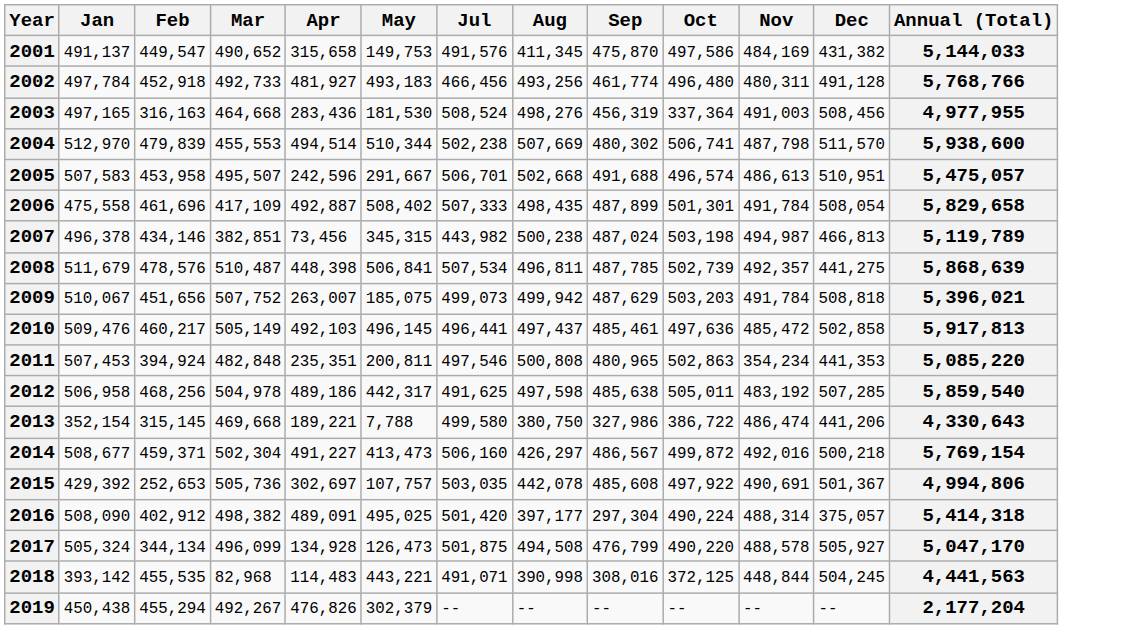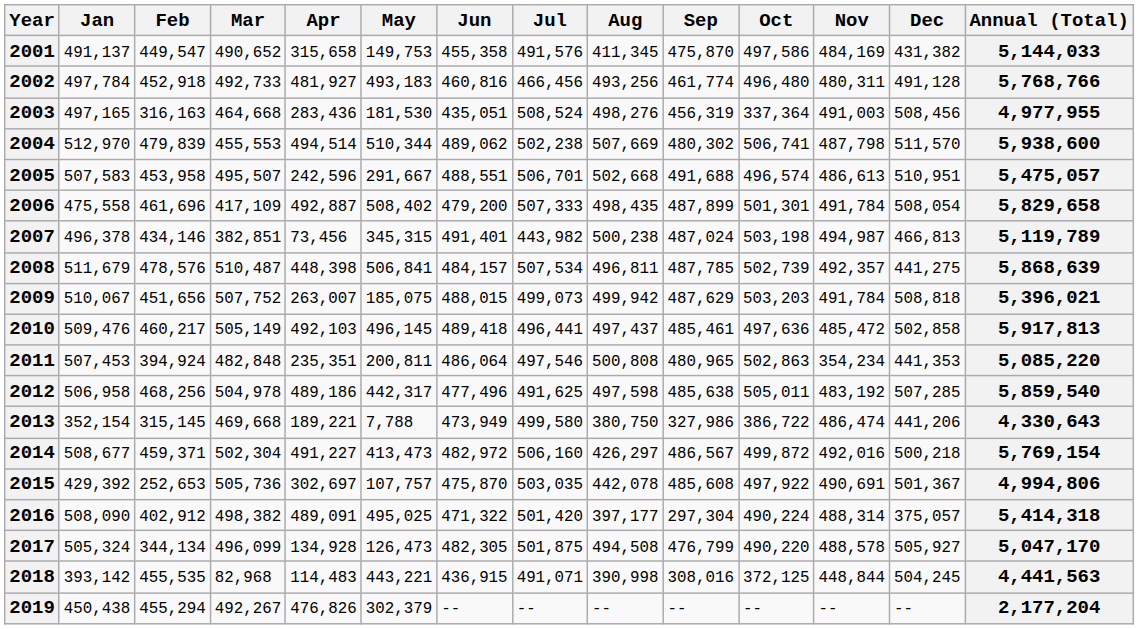+ column: (474, 20)
